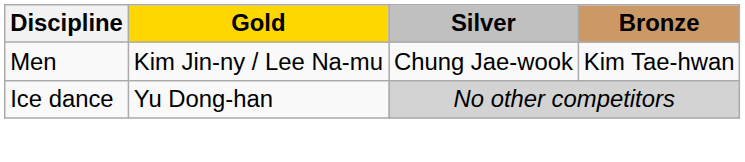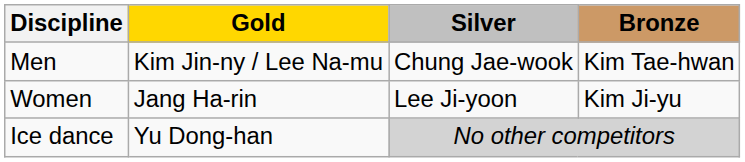+ row: (51, 99)
